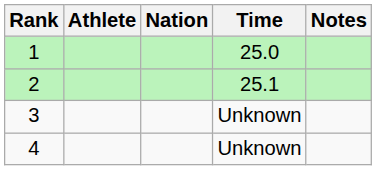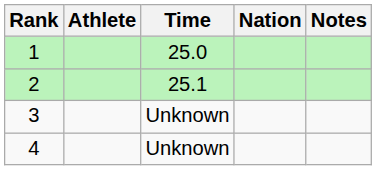columns swapped: (177, 20) <-> (260, 20)
